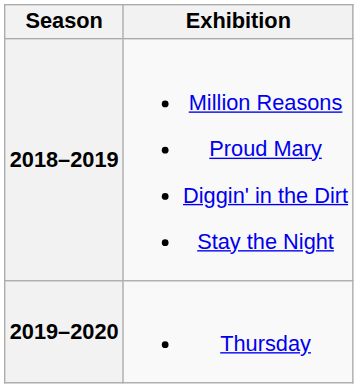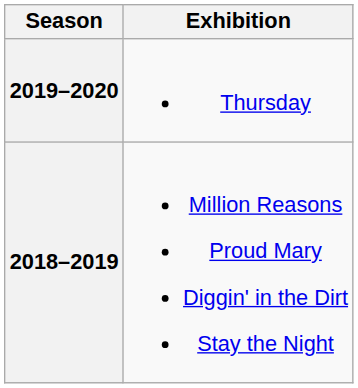rows swapped: (64, 331) <-> (64, 159)
